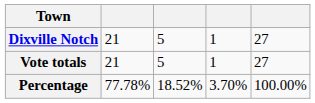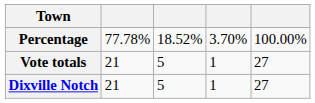rows swapped: (53, 39) <-> (53, 86)
